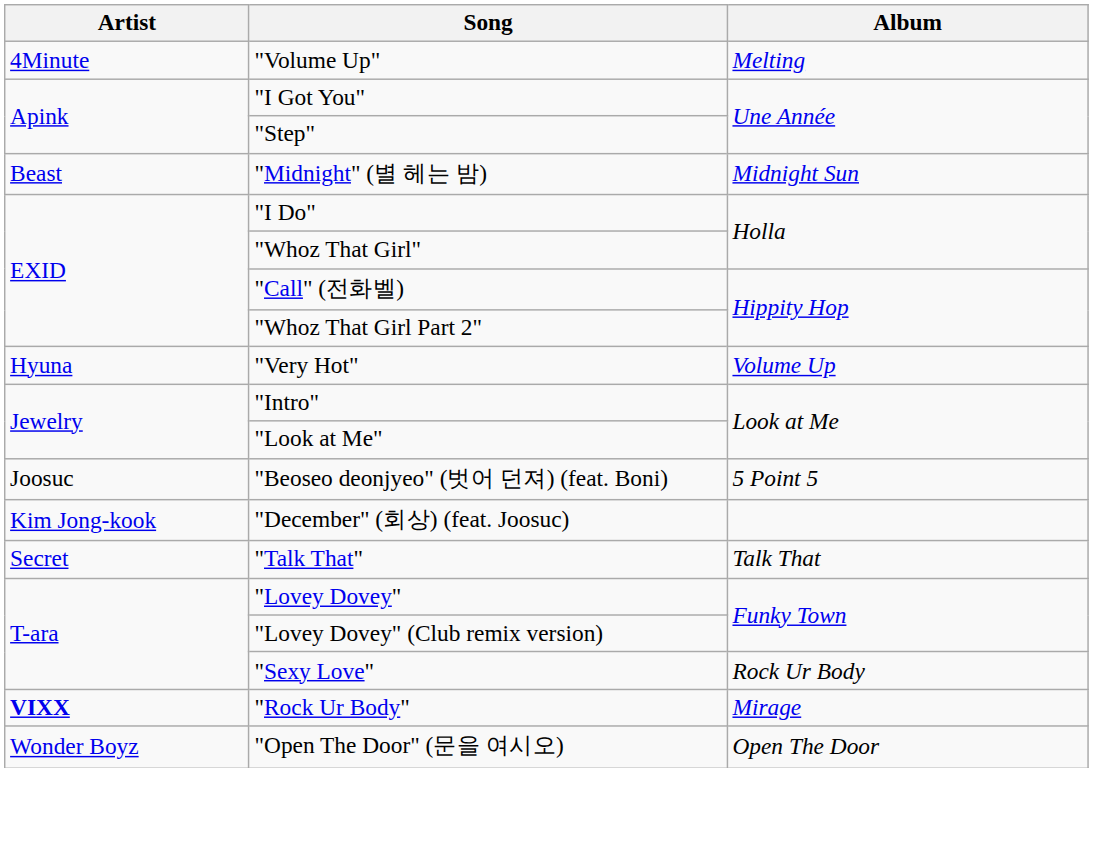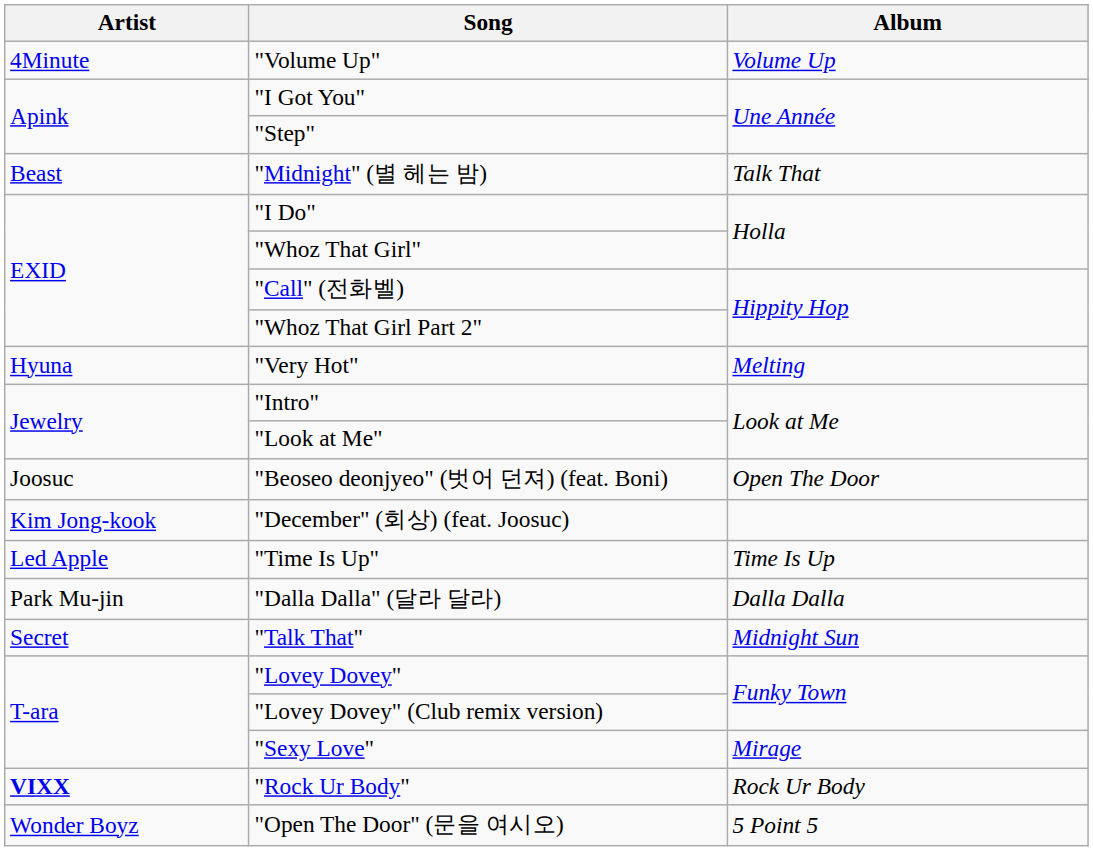(769, 60) Melting -> (784, 60) Volume Up
(796, 173) Midnight Sun -> (776, 173) Talk That
(784, 365) Volume Up -> (769, 365) Melting
(775, 478) 5 Point 5 -> (806, 478) Open The Door
+ row: (317, 559)
+ row: (378, 597)
(776, 559) Talk That -> (796, 637) Midnight Sun
(799, 670) Rock Ur Body -> (767, 748) Mirage
(767, 707) Mirage -> (799, 785) Rock Ur Body
(806, 746) Open The Door -> (775, 825) 5 Point 5
